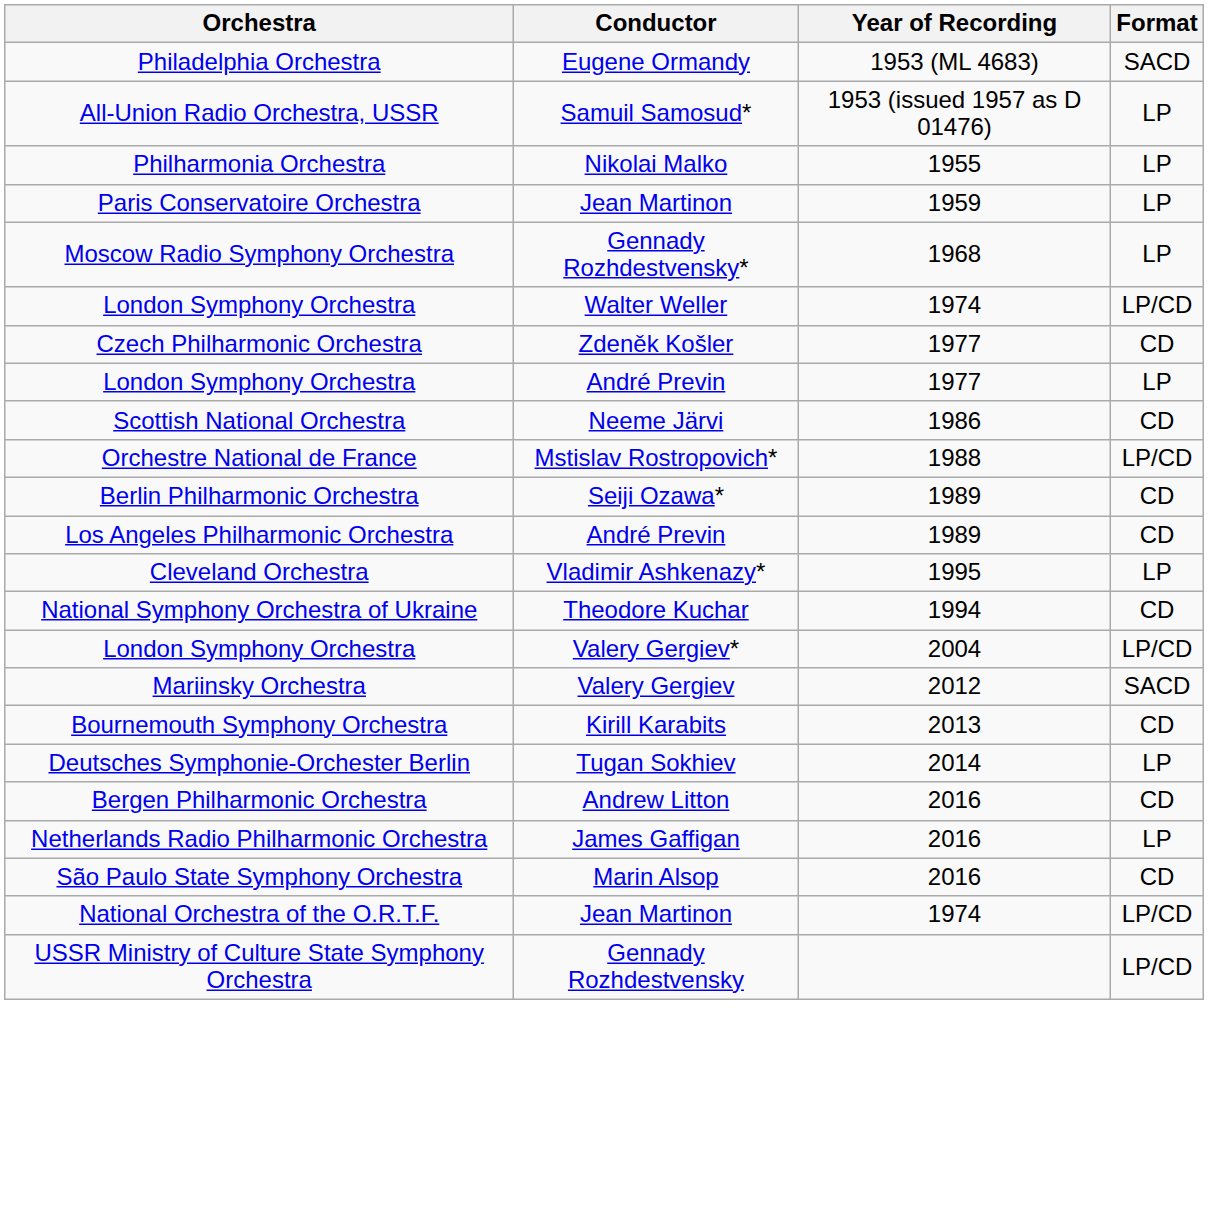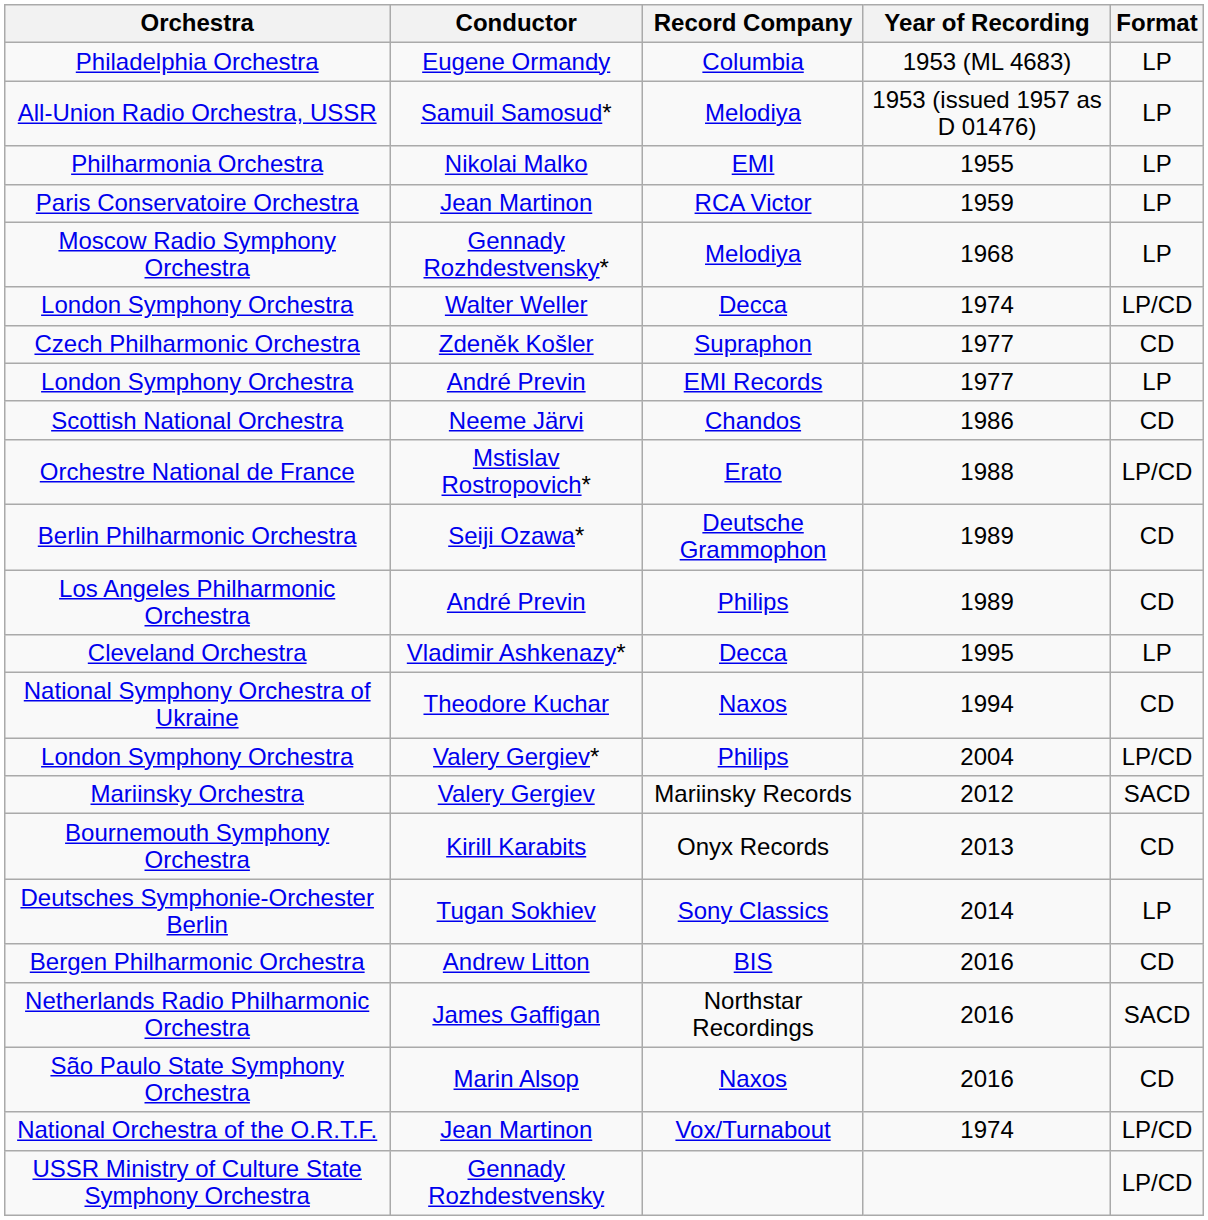+ column: (753, 23)
(1157, 61) SACD -> (1157, 61) LP
(1157, 838) LP -> (1157, 1014) SACD
